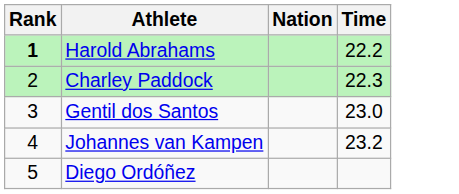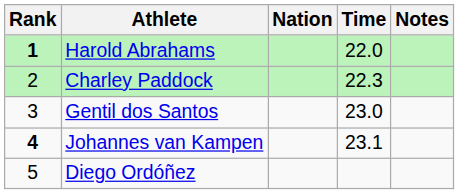+ column: (422, 19)
(364, 50) 22.2 -> (364, 50) 22.0
(33, 142) normal -> (33, 142) bold
(364, 142) 23.2 -> (364, 142) 23.1
